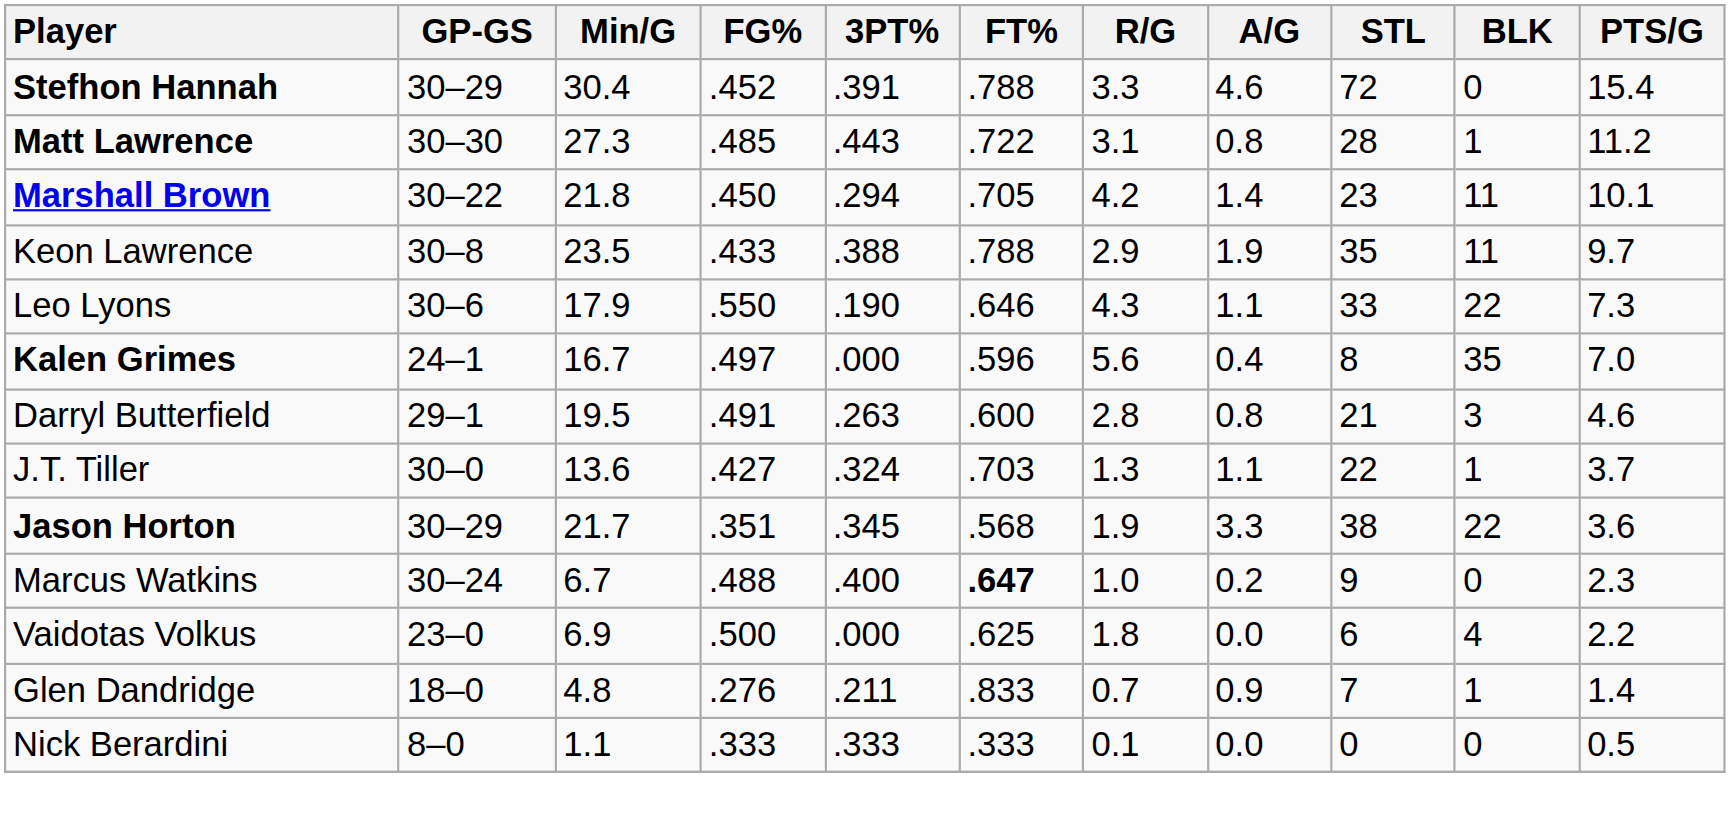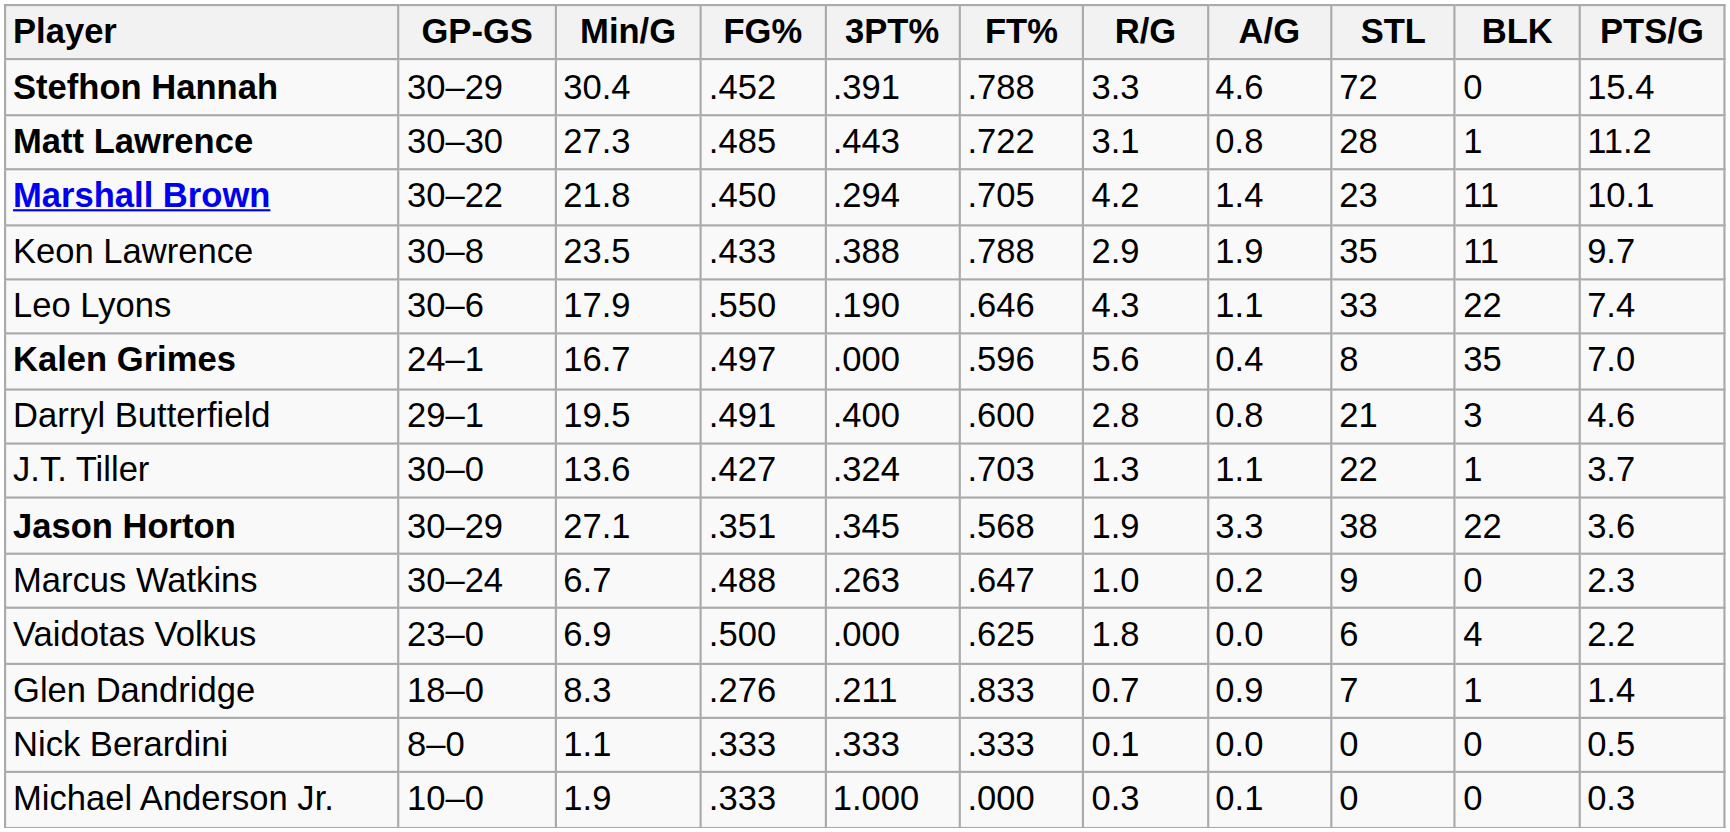(1611, 305) 7.3 -> (1611, 305) 7.4
(866, 415) .263 -> (866, 415) .400
(597, 525) 21.7 -> (597, 525) 27.1
(866, 580) .400 -> (866, 580) .263
(1001, 580) bold -> (1001, 580) normal
(587, 689) 4.8 -> (587, 689) 8.3
+ row: (173, 799)
